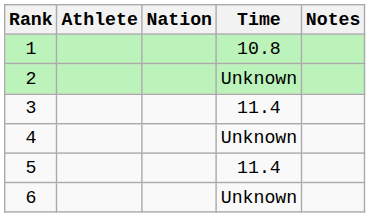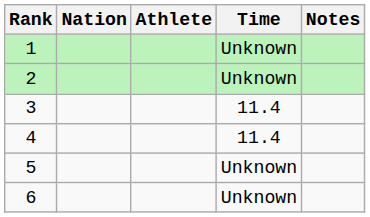columns swapped: (100, 20) <-> (179, 20)
(259, 49) 10.8 -> (259, 49) Unknown
(259, 138) Unknown -> (259, 138) 11.4
(259, 168) 11.4 -> (259, 168) Unknown
